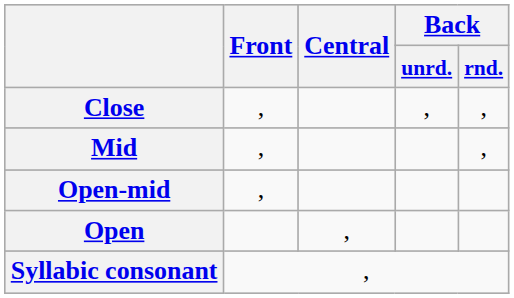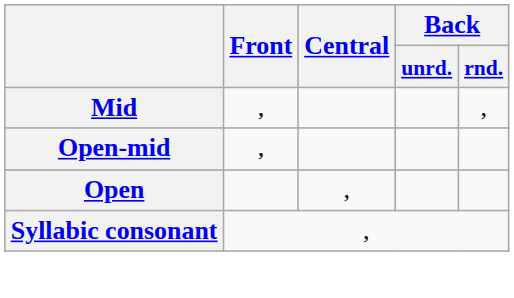- row: (114, 107)
